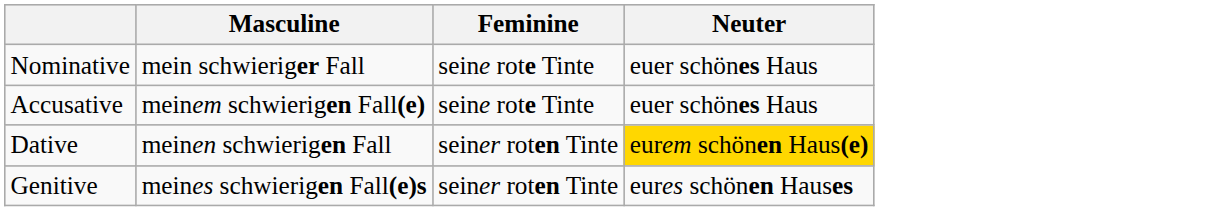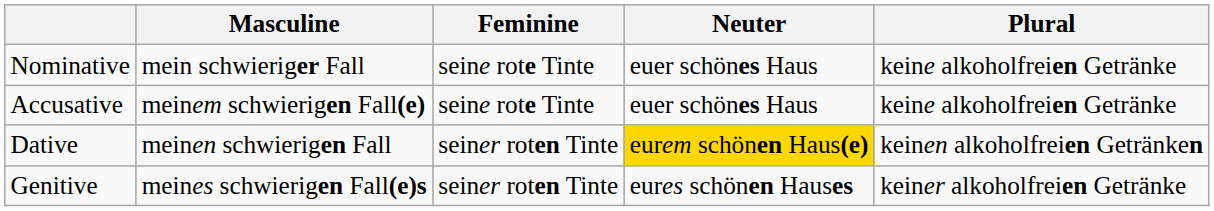+ column: (1042, 24)
